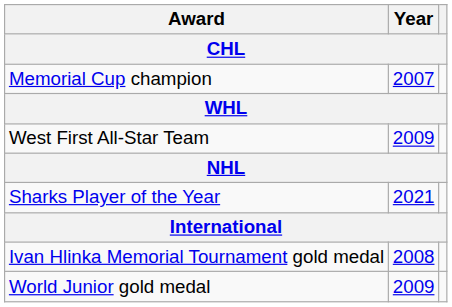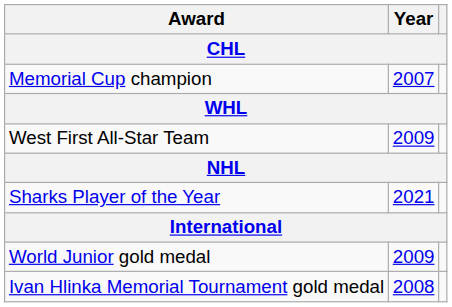rows swapped: (197, 256) <-> (110, 286)
